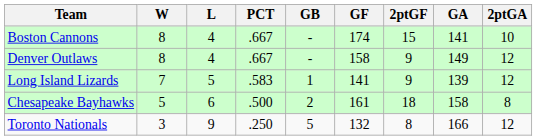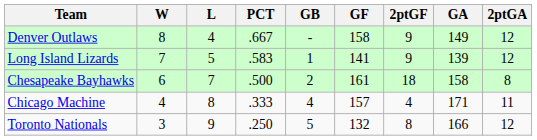- row: (53, 37)
(162, 102) 5 -> (162, 80) 6
(211, 102) 6 -> (211, 80) 7
+ row: (56, 102)
